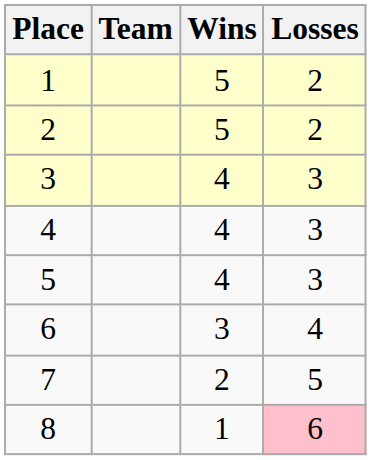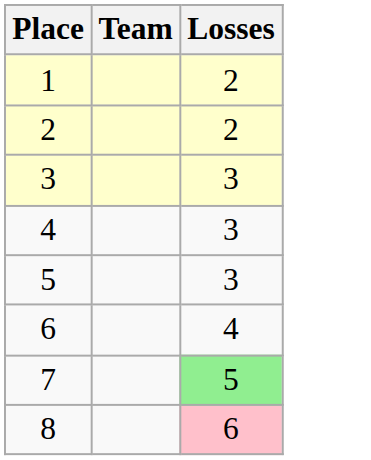- column: (222, 29)
(315, 379) no background -> (231, 379) lightgreen background
